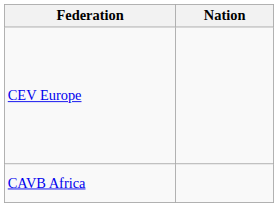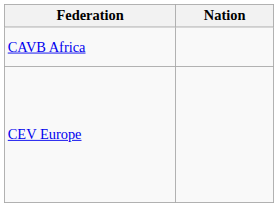rows swapped: (47, 183) <-> (45, 95)
